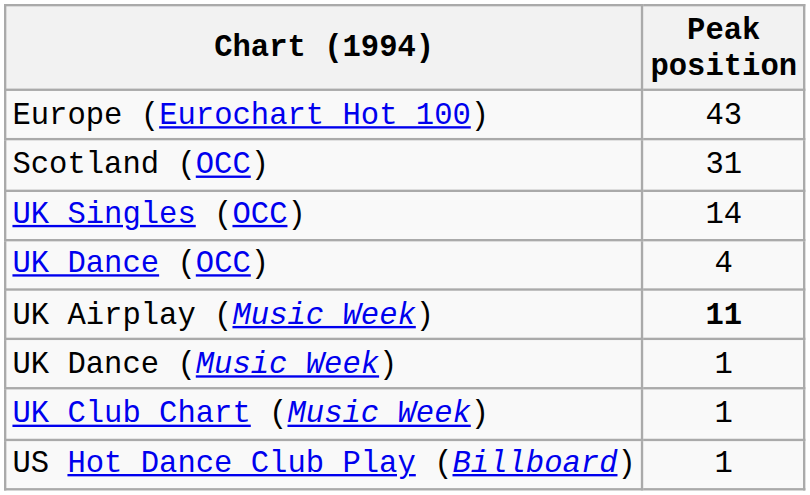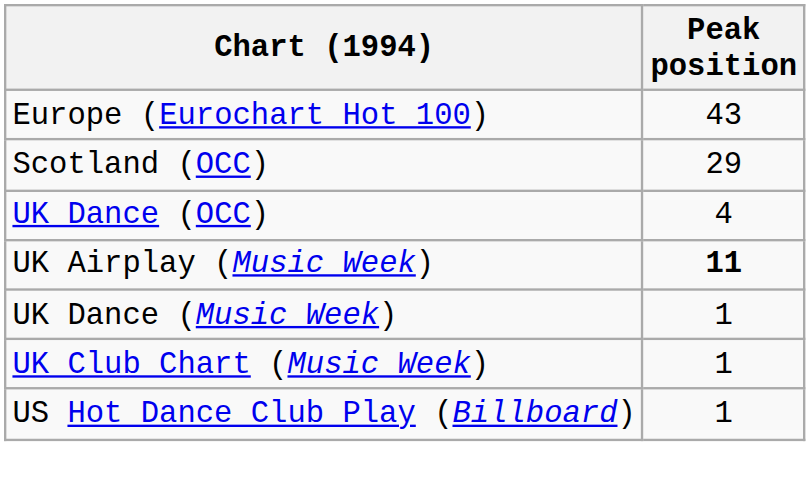(724, 165) 31 -> (724, 165) 29
- row: (159, 215)
